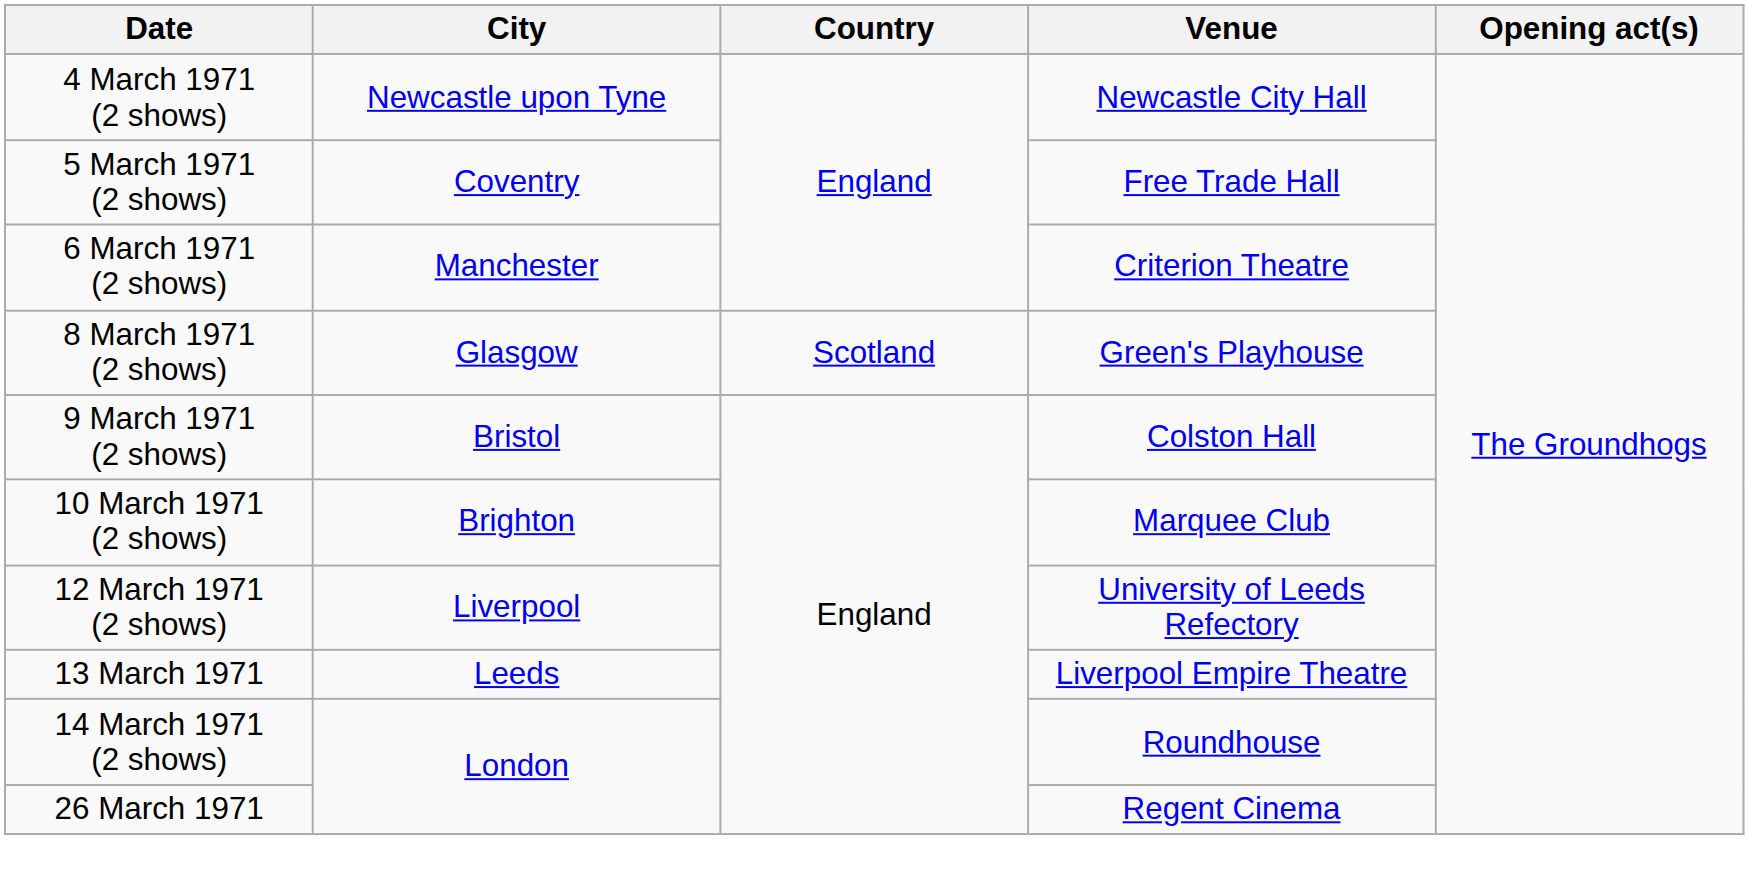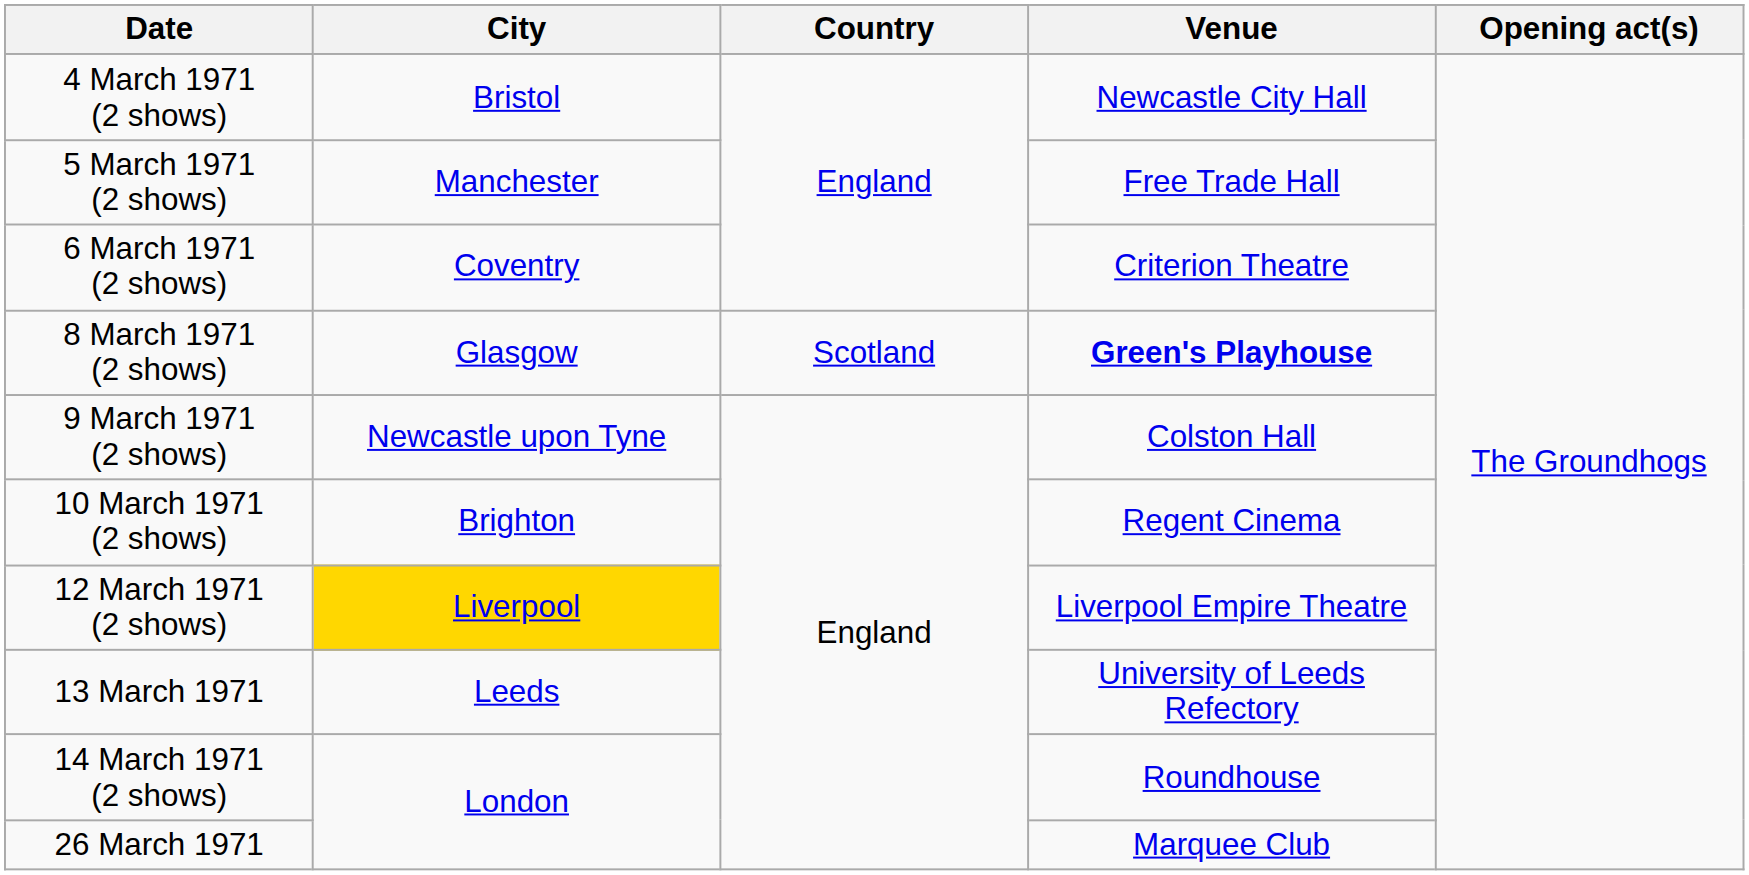(517, 96) Newcastle upon Tyne -> (517, 96) Bristol
(517, 181) Coventry -> (517, 181) Manchester
(517, 266) Manchester -> (517, 266) Coventry
(1232, 351) normal -> (1232, 351) bold
(517, 436) Bristol -> (517, 436) Newcastle upon Tyne
(1232, 521) Marquee Club -> (1232, 521) Regent Cinema
(517, 606) no background -> (517, 606) gold background
(1232, 606) University of Leeds Refectory -> (1232, 606) Liverpool Empire Theatre
(1232, 674) Liverpool Empire Theatre -> (1232, 691) University of Leeds Refectory
(1232, 808) Regent Cinema -> (1232, 844) Marquee Club
